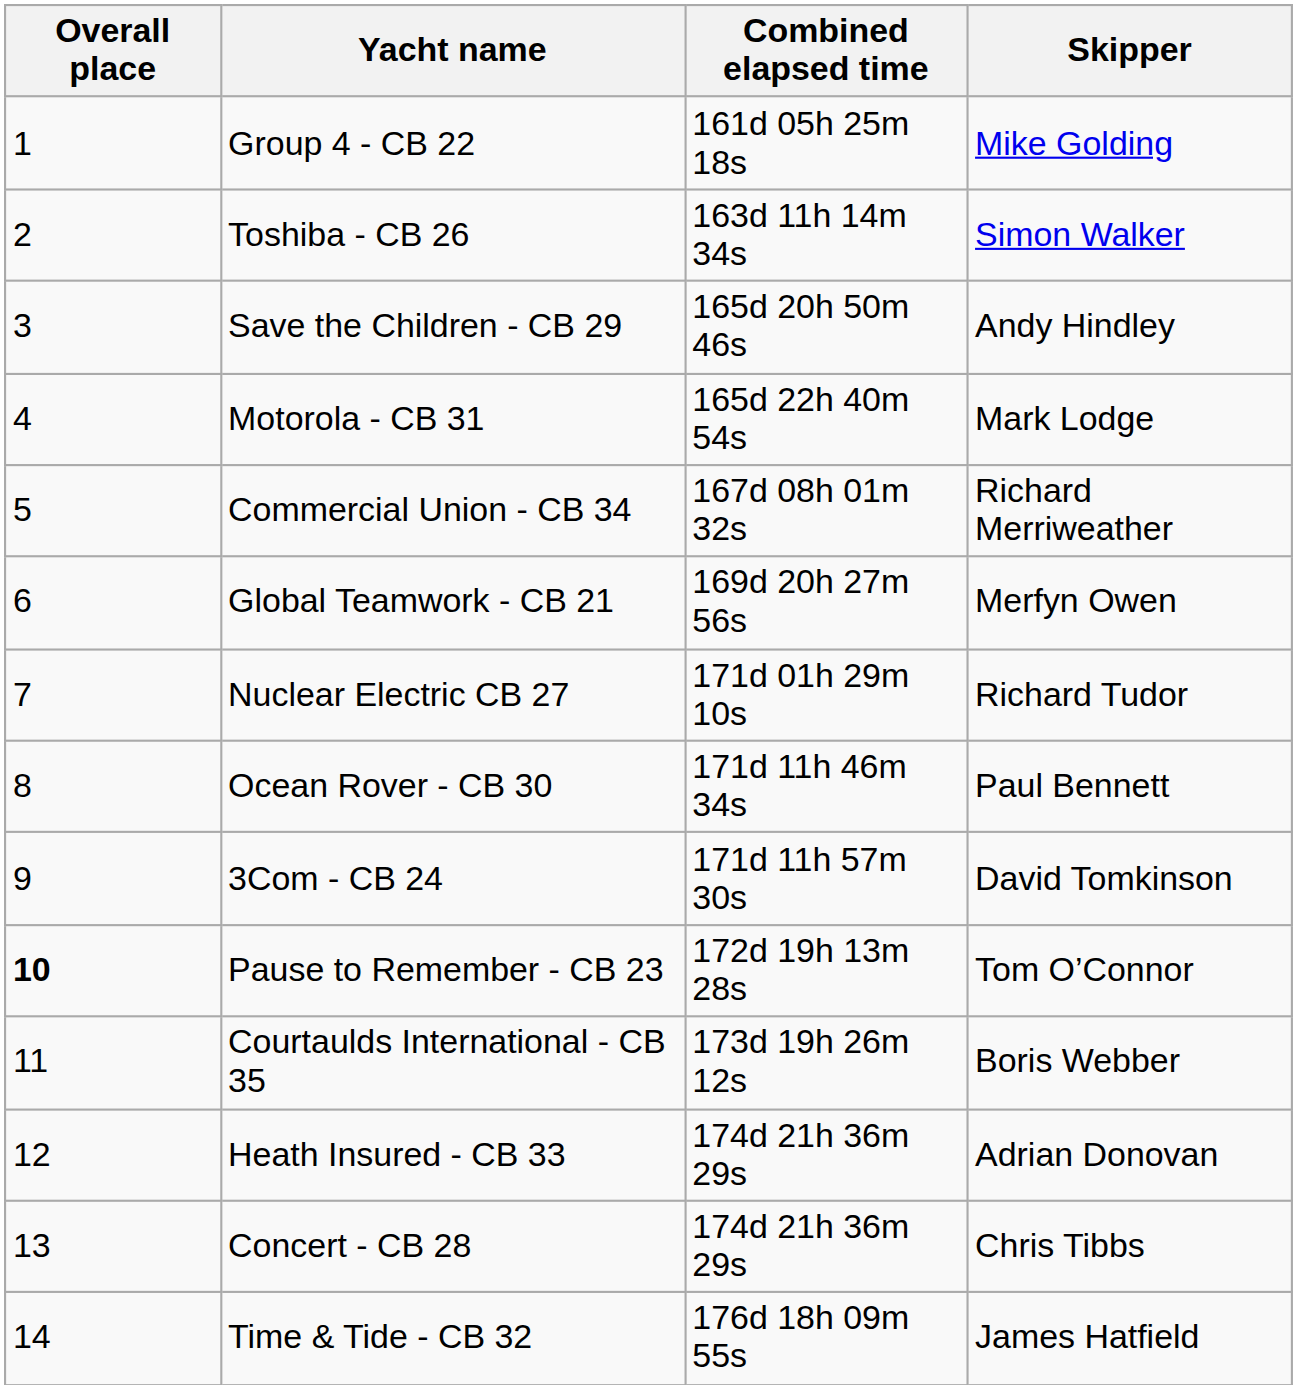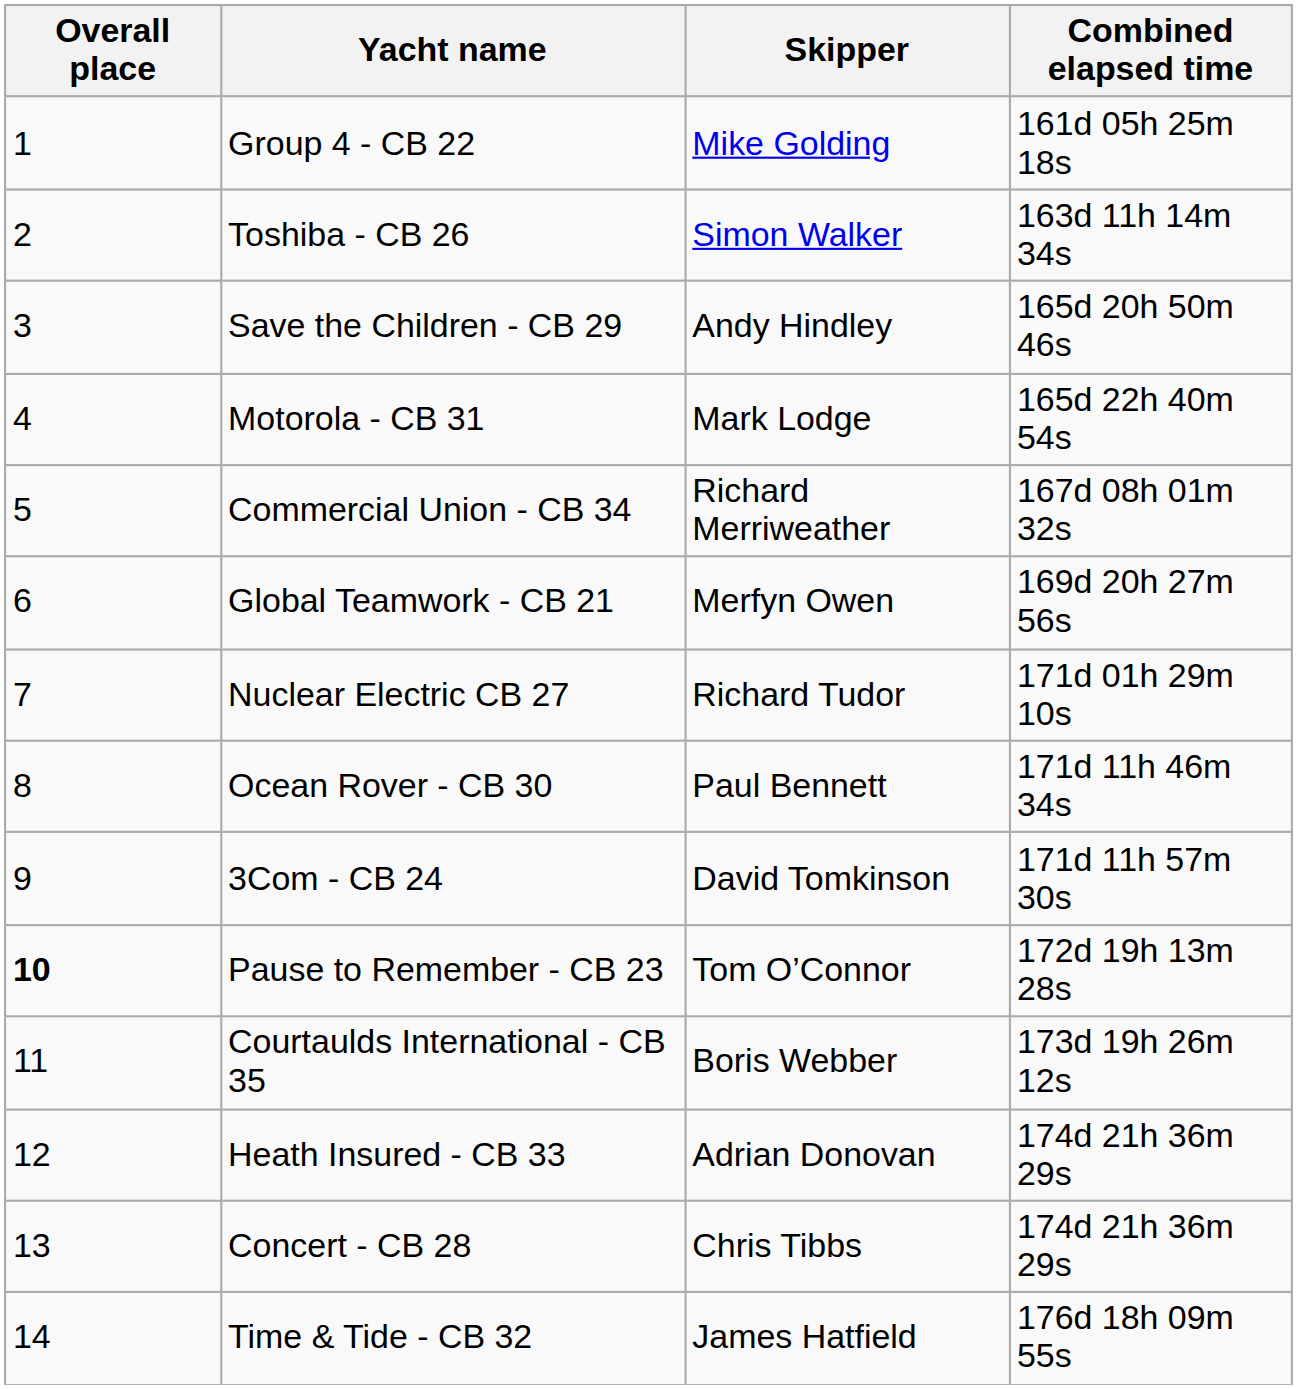columns swapped: (1130, 50) <-> (826, 50)
